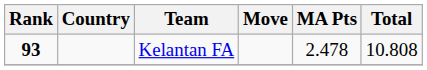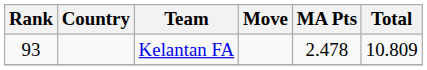(31, 49) bold -> (31, 49) normal
(392, 49) 10.808 -> (392, 49) 10.809
